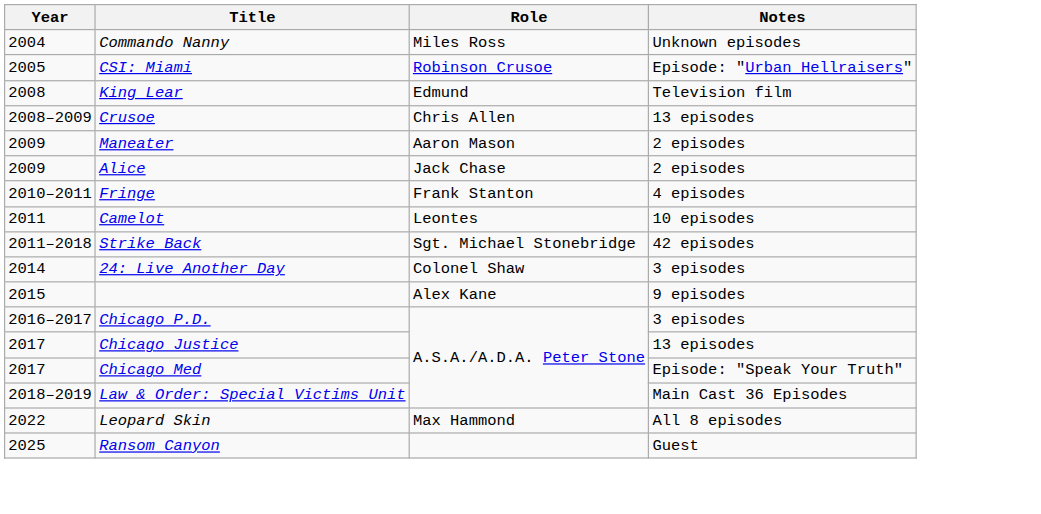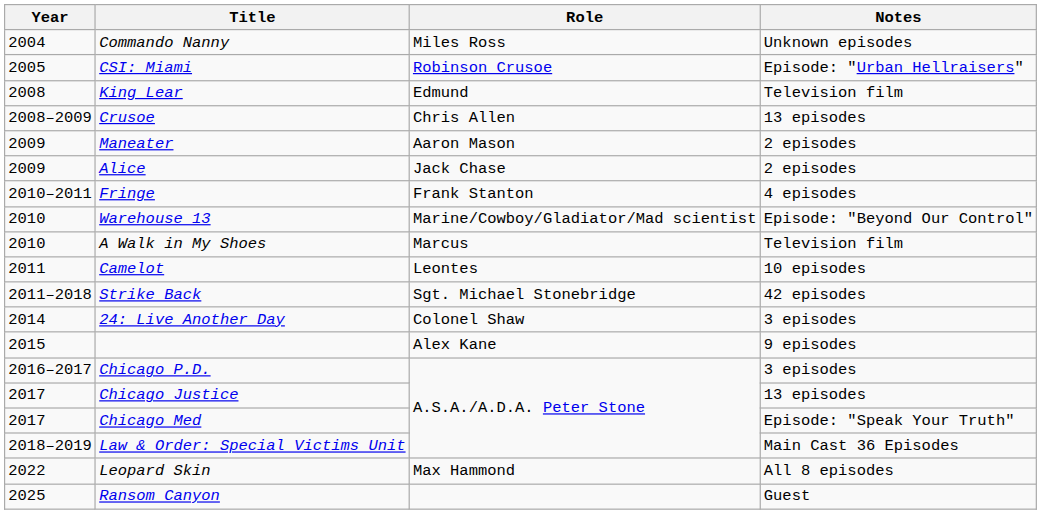+ row: (155, 219)
+ row: (183, 244)
